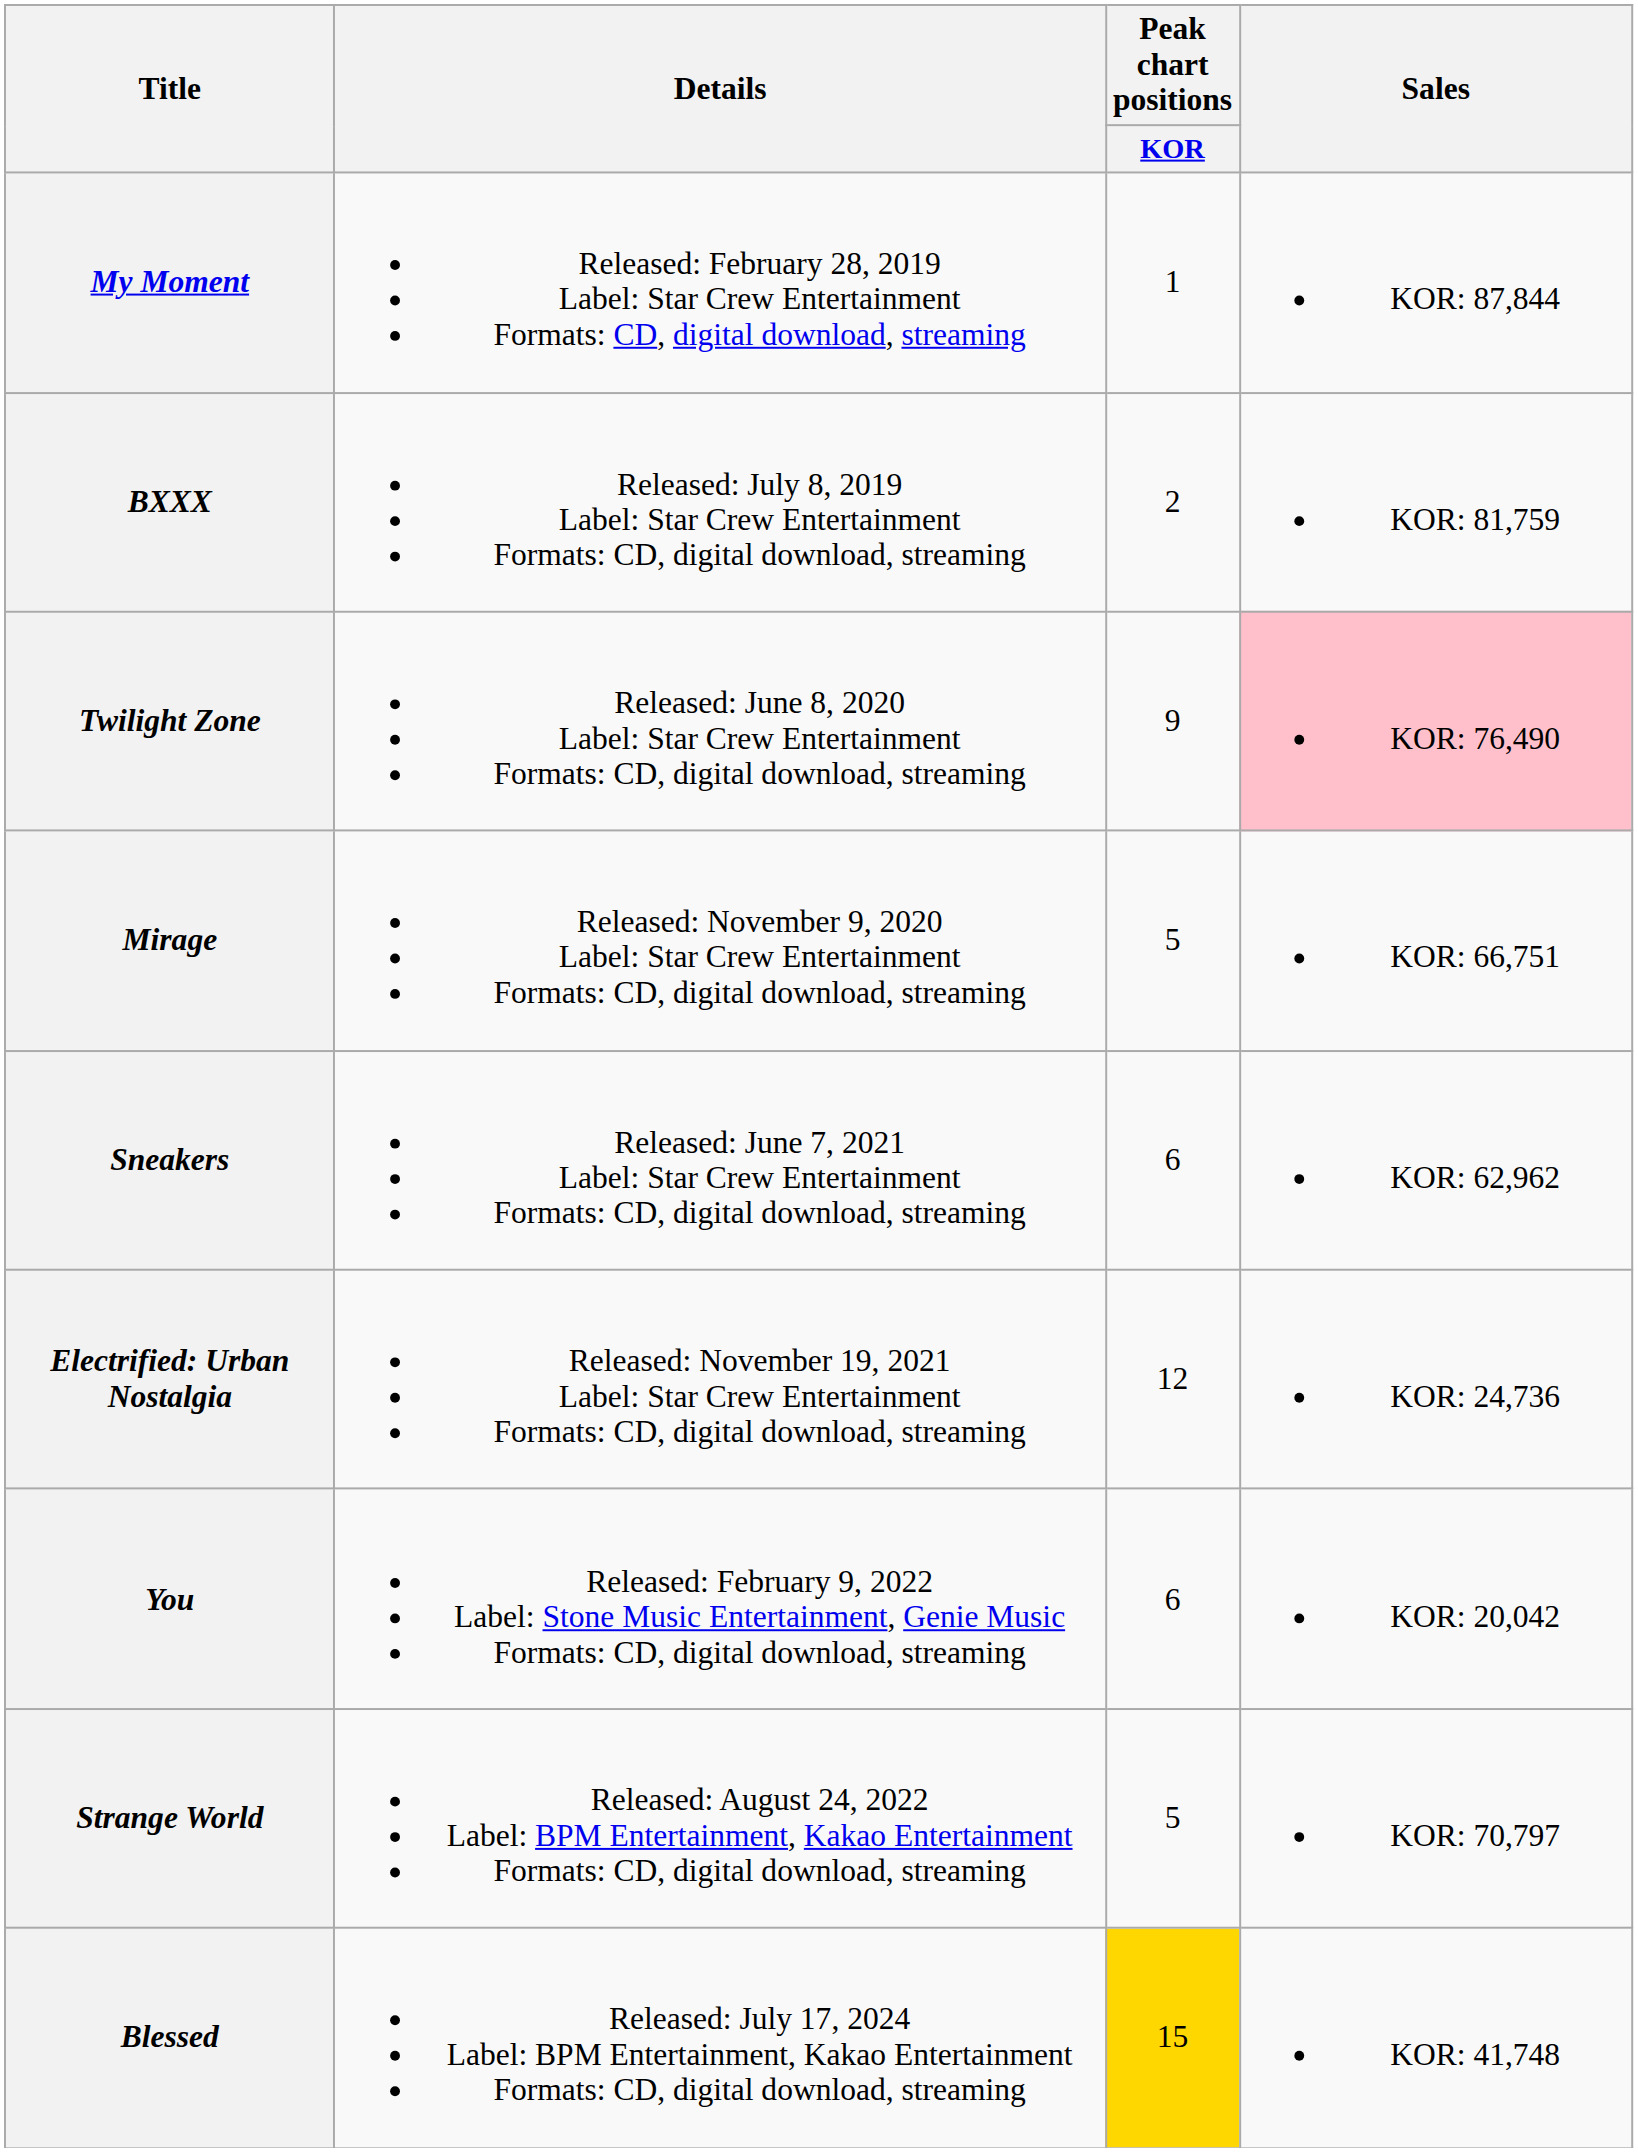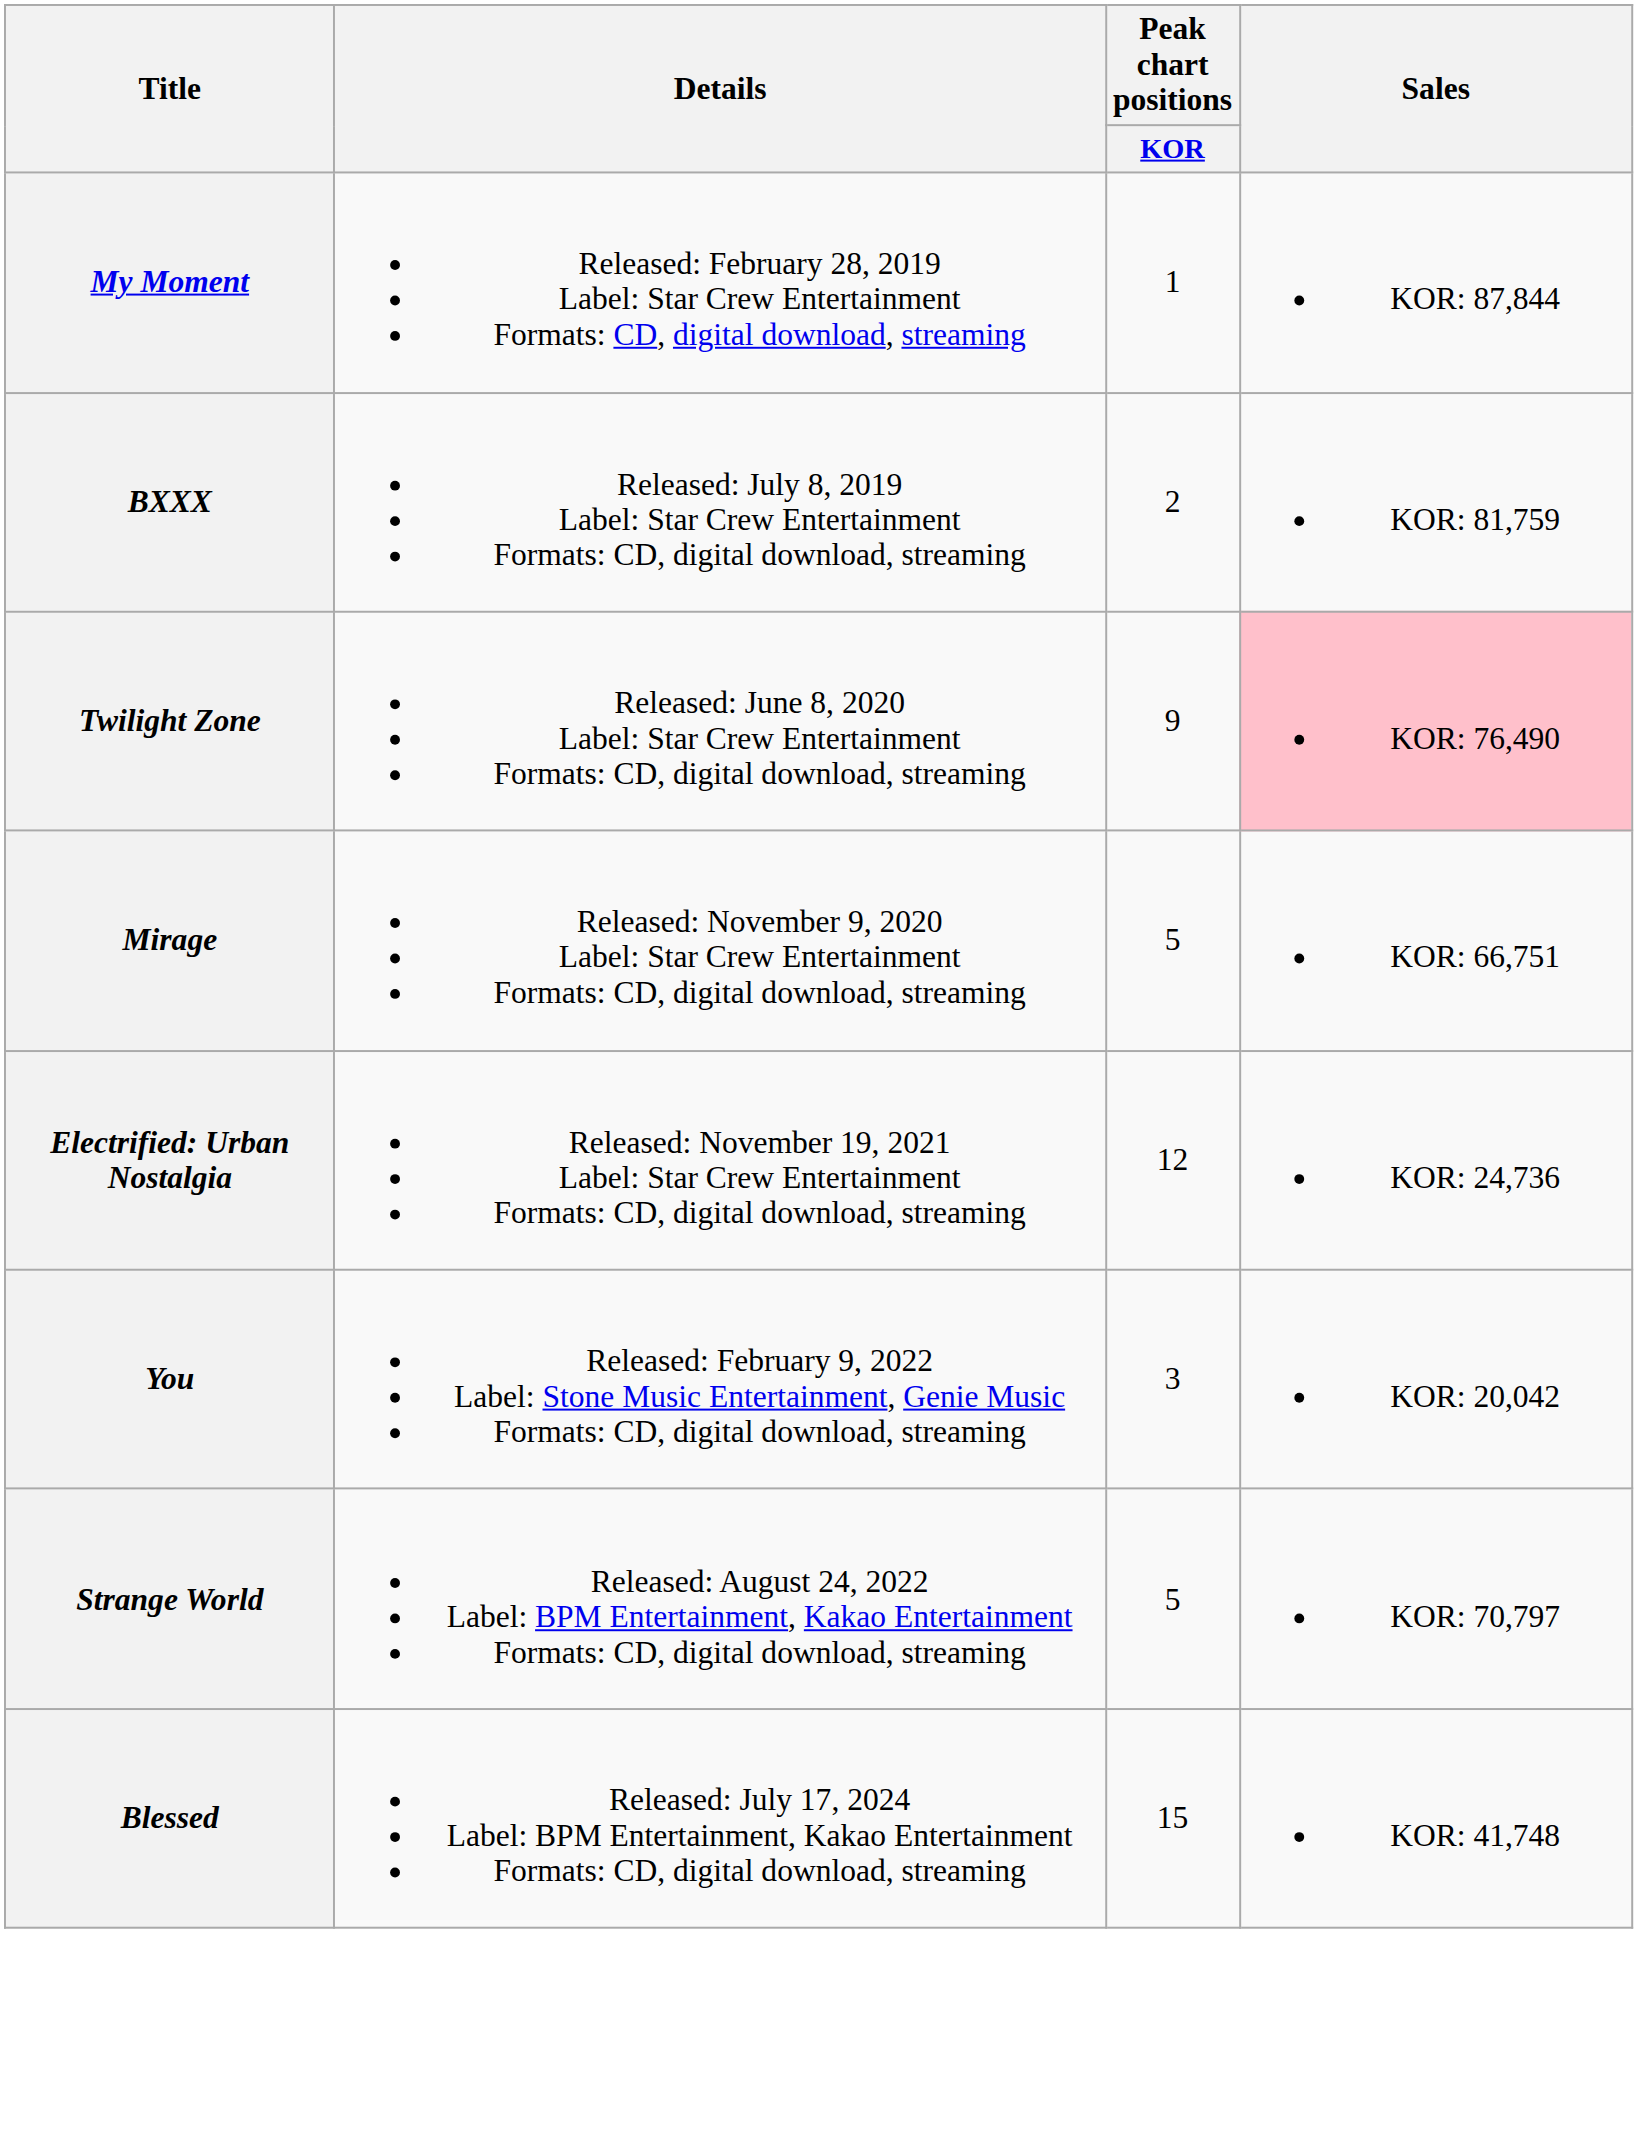- row: (170, 1159)
(1173, 1598) 6 -> (1173, 1378) 3
(1173, 2037) gold background -> (1173, 1817) no background
